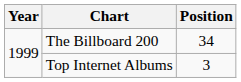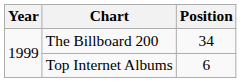(206, 65) 3 -> (206, 65) 6
